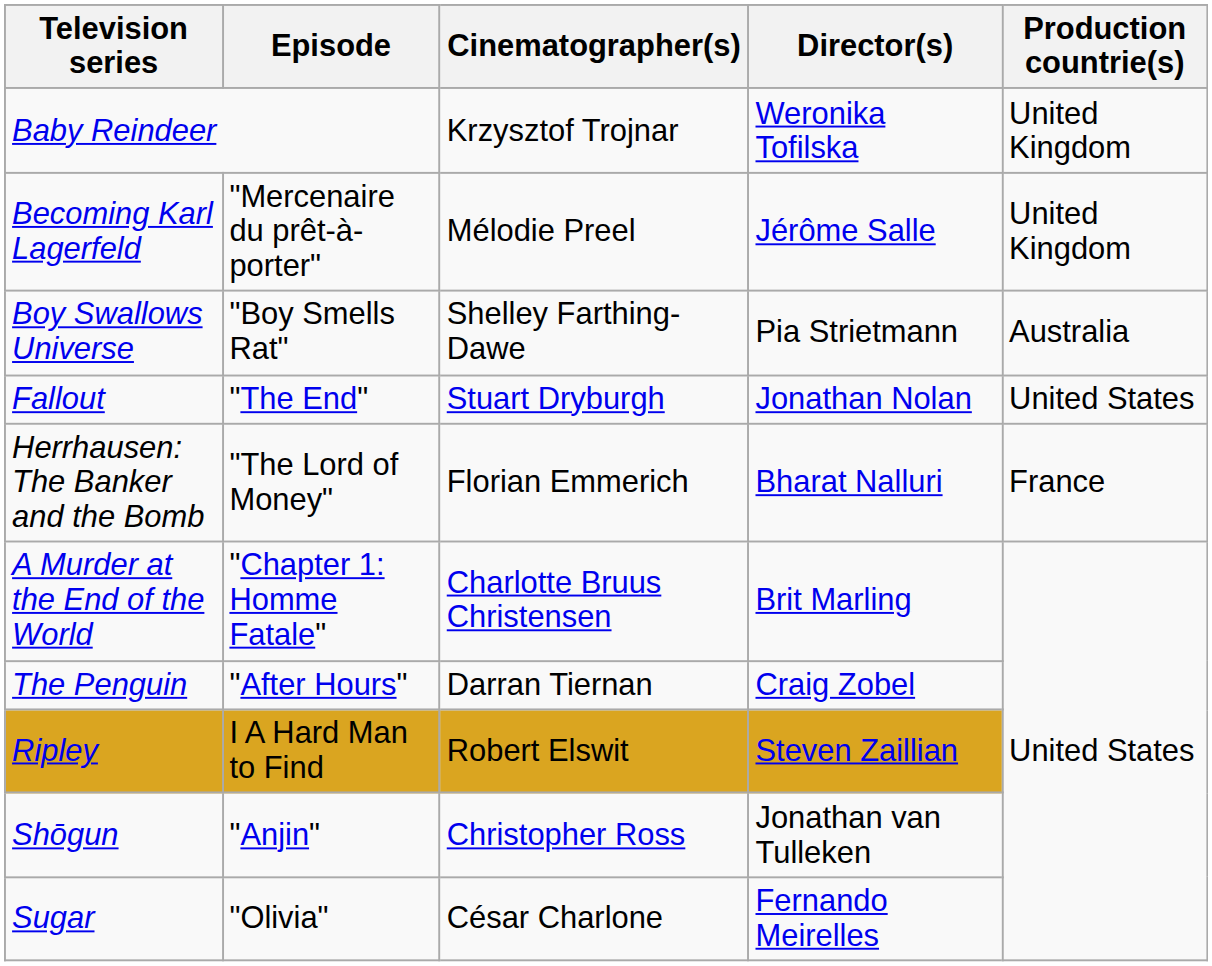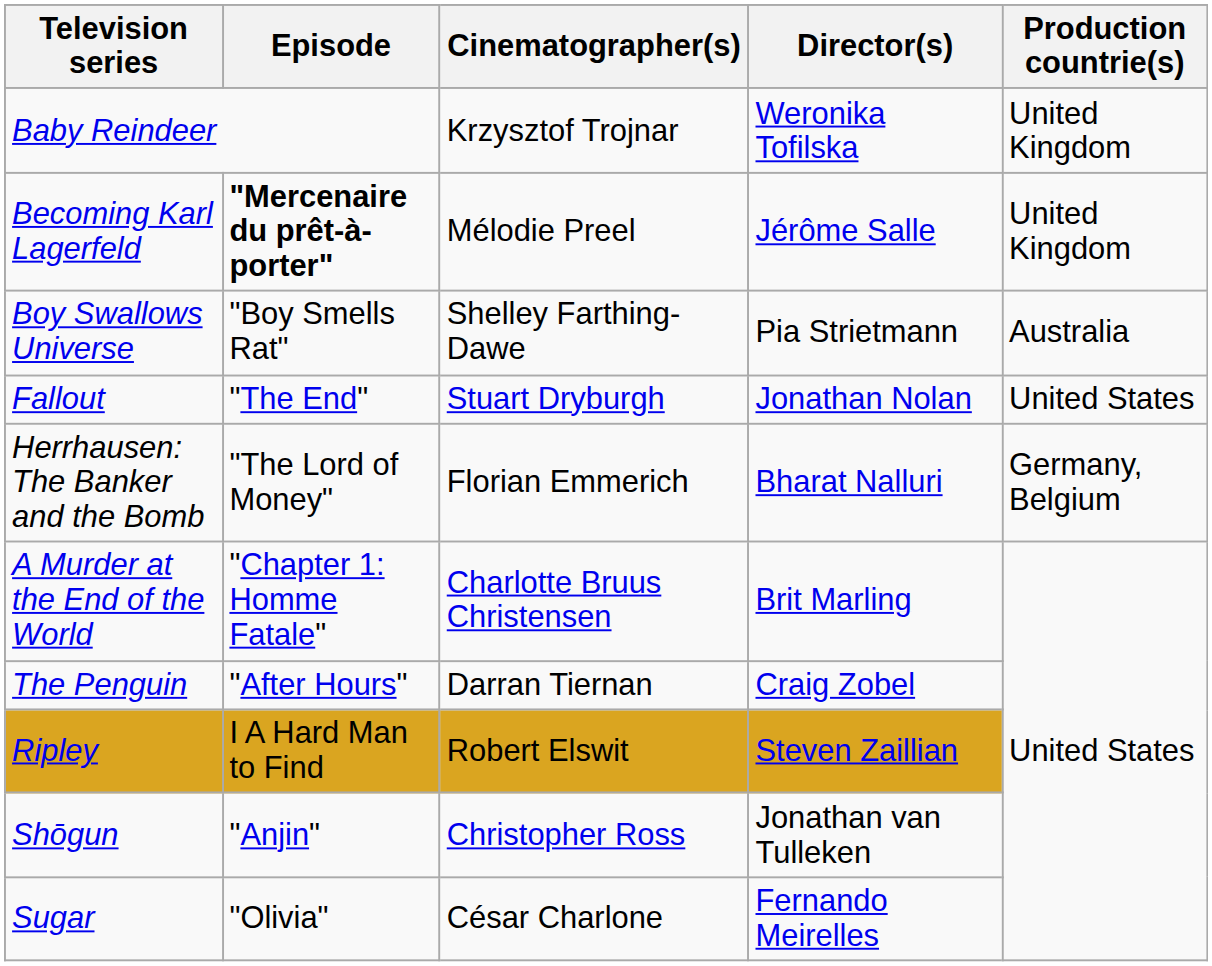(312, 231) normal -> (318, 231) bold
(1057, 482) France -> (1076, 482) Germany, Belgium
